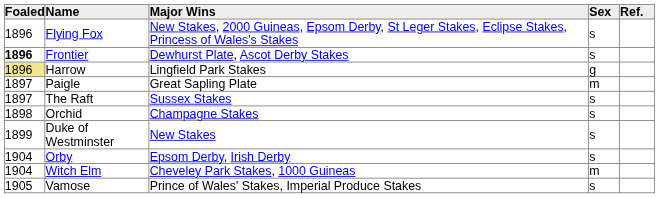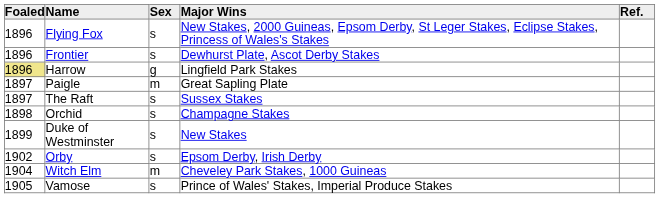columns swapped: (600, 12) <-> (183, 12)
(19, 55) bold -> (19, 55) normal
(19, 156) 1904 -> (19, 156) 1902
